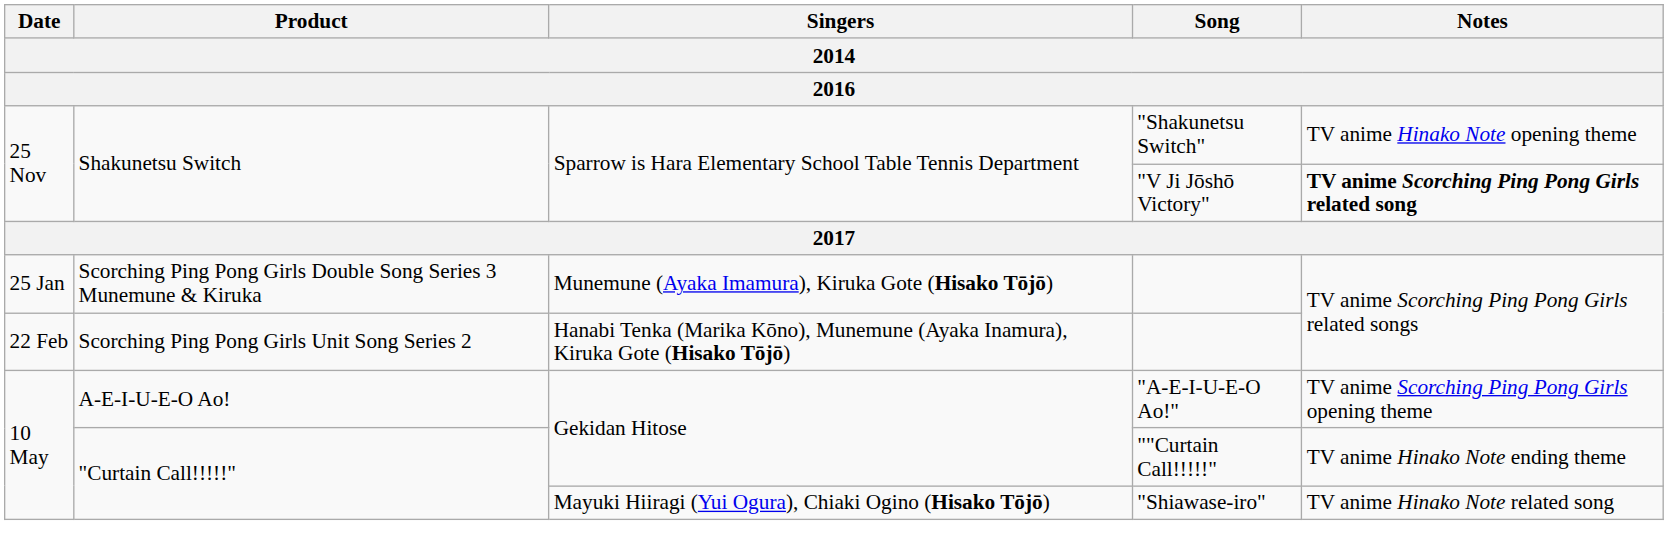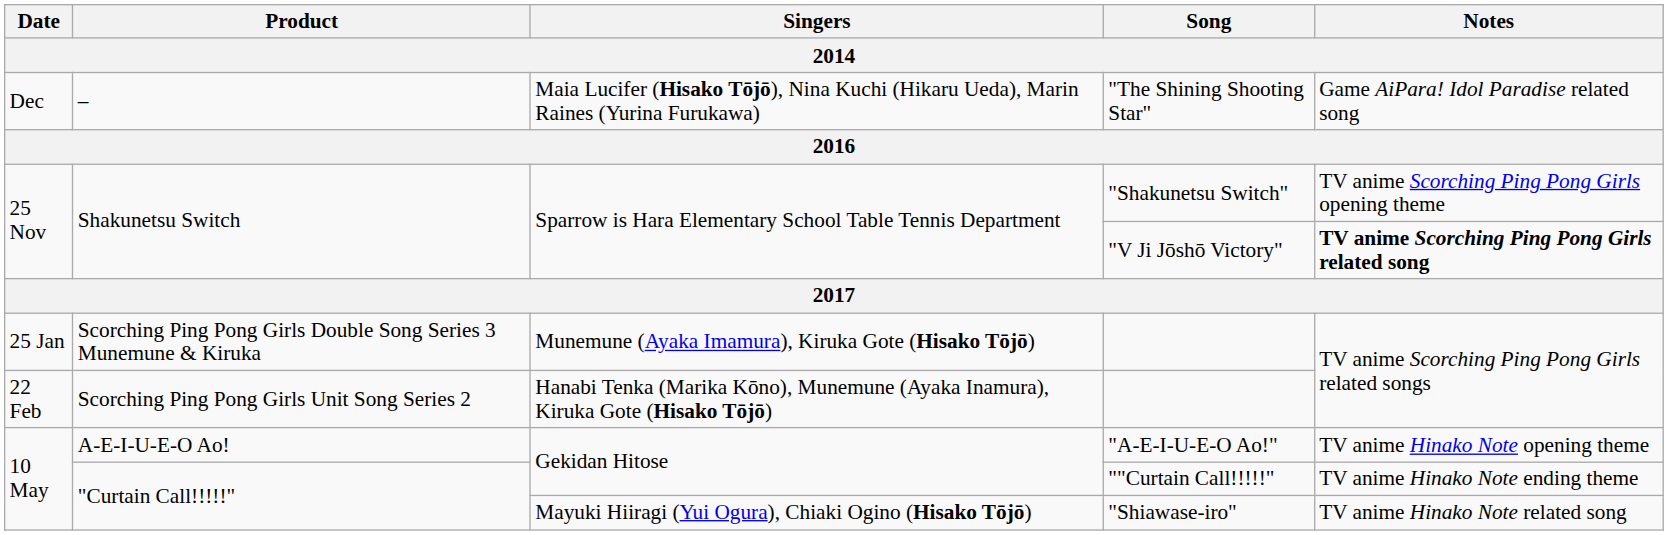+ row: (83, 100)
(1472, 134) TV anime Hinako Note opening theme -> (1480, 192) TV anime Scorching Ping Pong Girls opening theme
(1467, 399) TV anime Scorching Ping Pong Girls opening theme -> (1484, 444) TV anime Hinako Note opening theme
